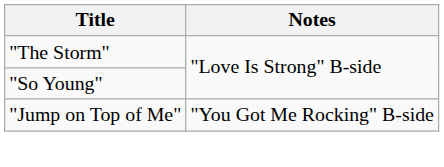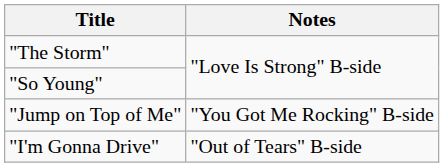+ row: (84, 146)
